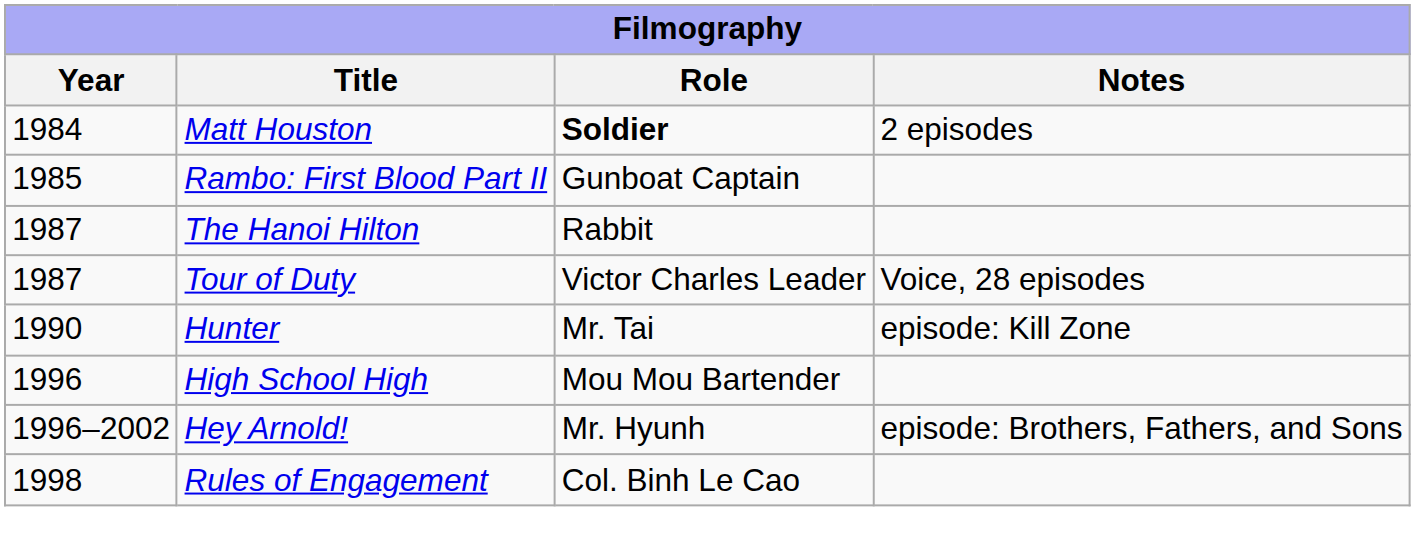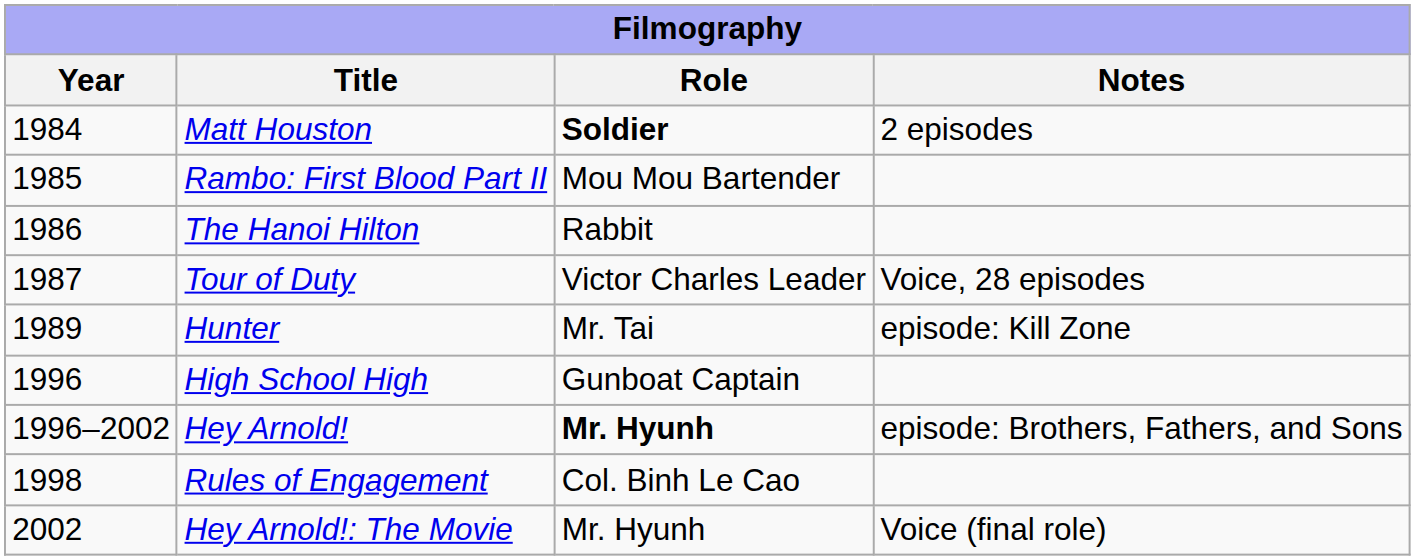(681, 179) Gunboat Captain -> (701, 179) Mou Mou Bartender
(47, 229) 1987 -> (47, 229) 1986
(47, 329) 1990 -> (47, 329) 1989
(701, 379) Mou Mou Bartender -> (681, 379) Gunboat Captain
(634, 429) normal -> (638, 429) bold
+ row: (349, 529)
